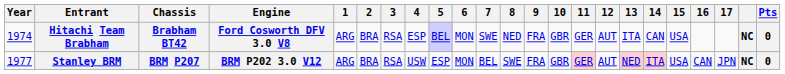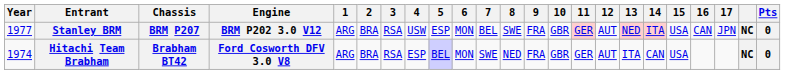rows swapped: (87, 37) <-> (87, 60)
